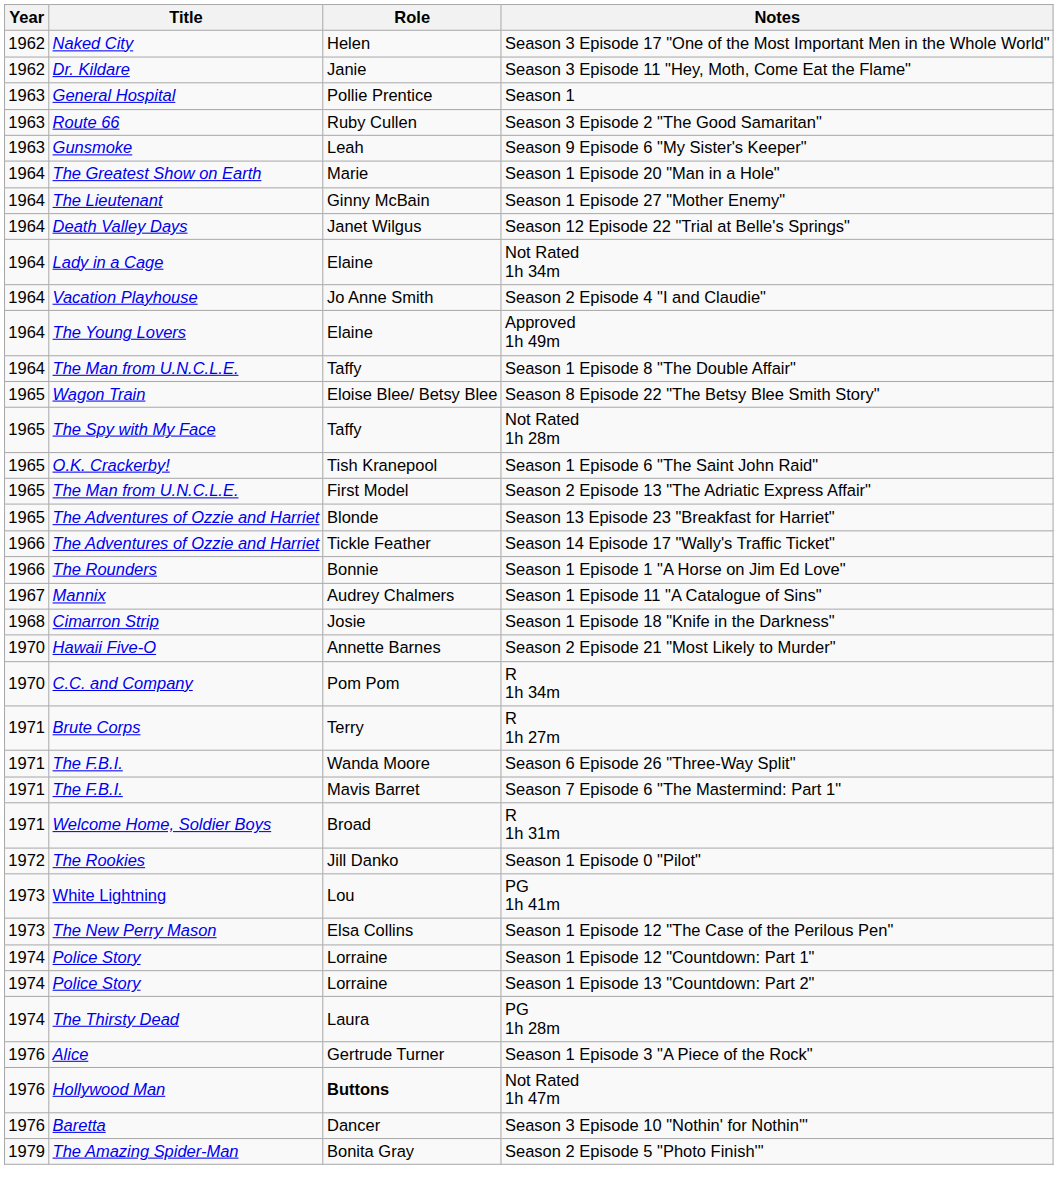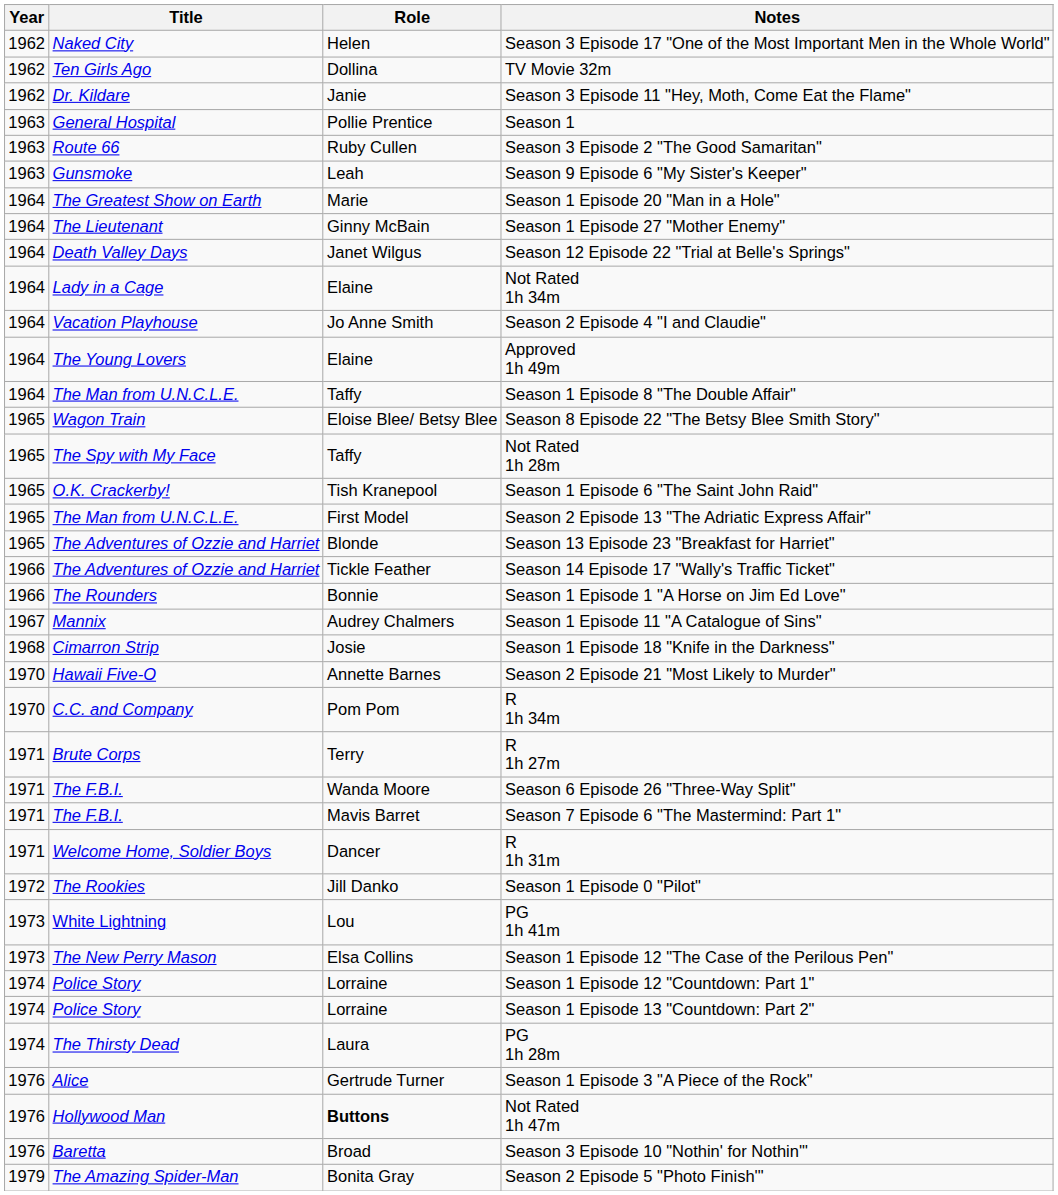+ row: (558, 69)
(349, 825) Broad -> (354, 851) Dancer
(354, 1125) Dancer -> (349, 1151) Broad
